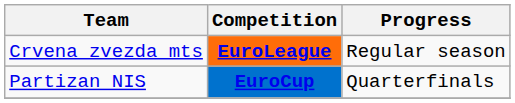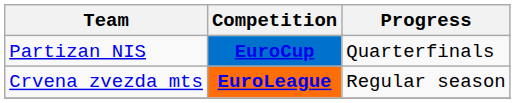rows swapped: (106, 51) <-> (78, 82)
